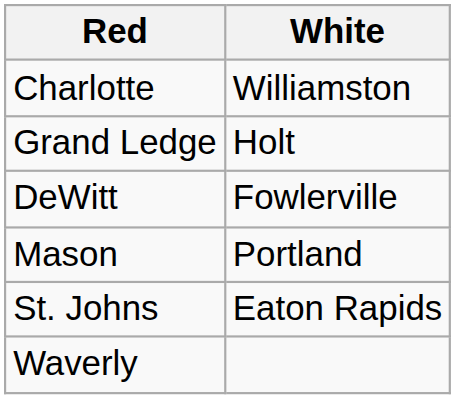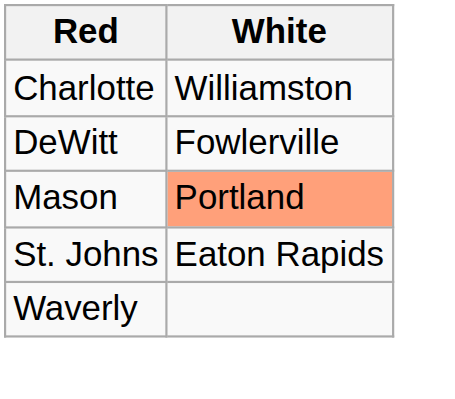- row: (115, 142)
(298, 253) no background -> (240, 198) lightsalmon background
